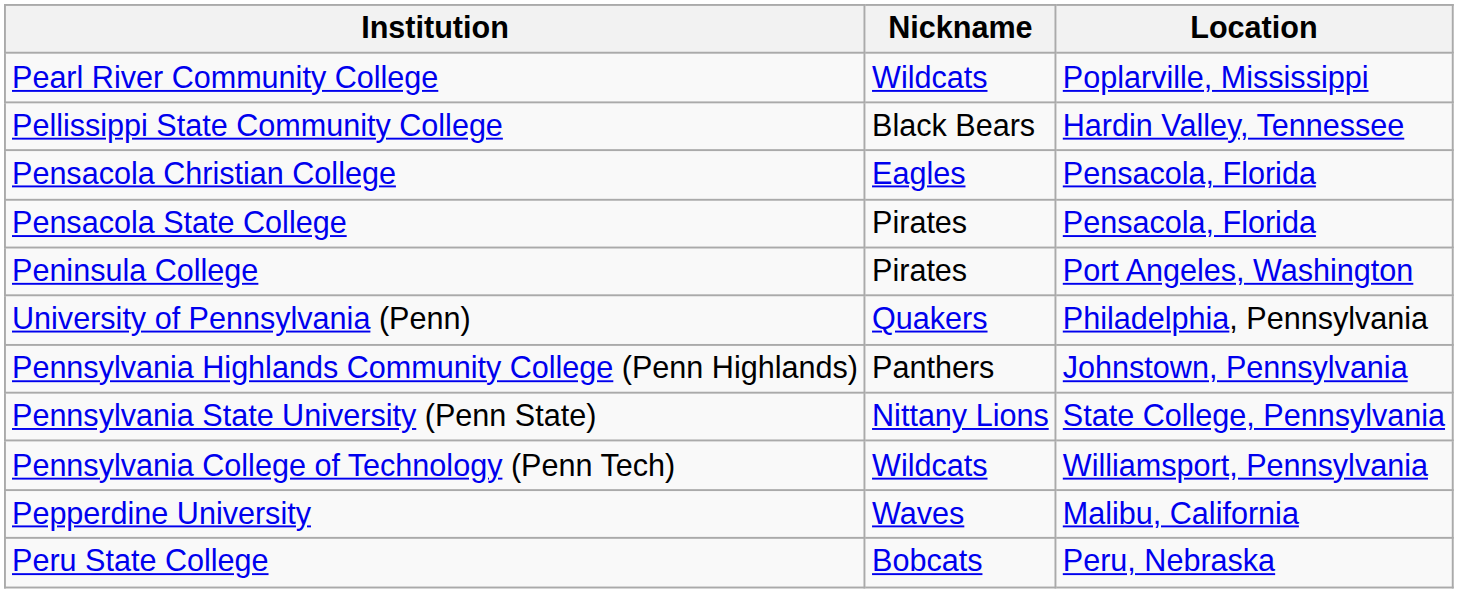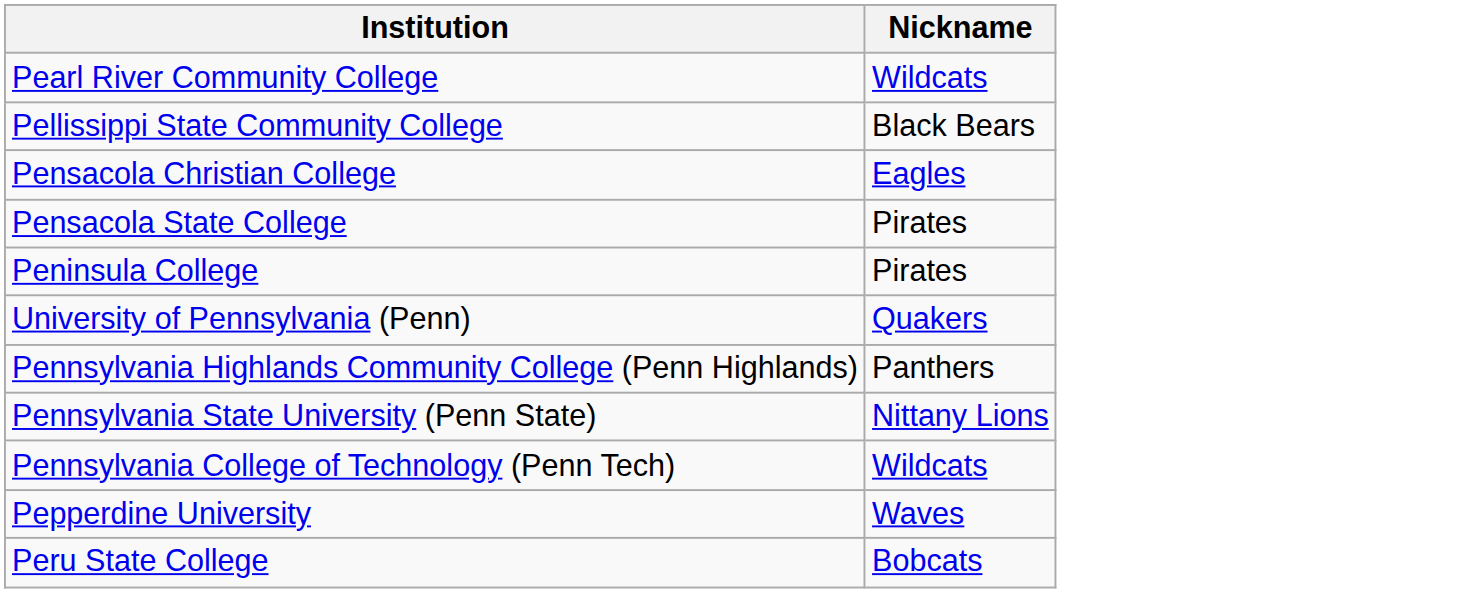- column: (1254, 28)
